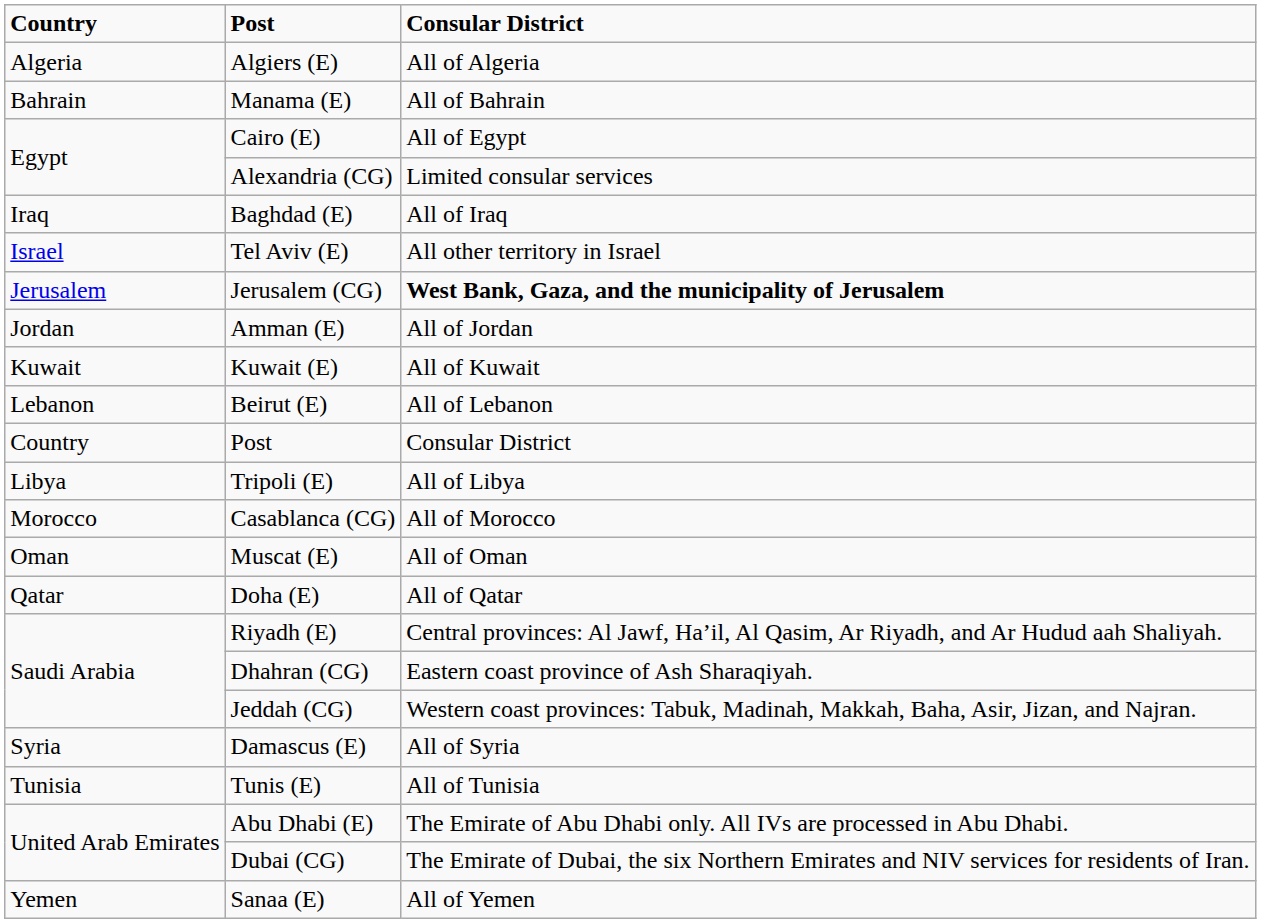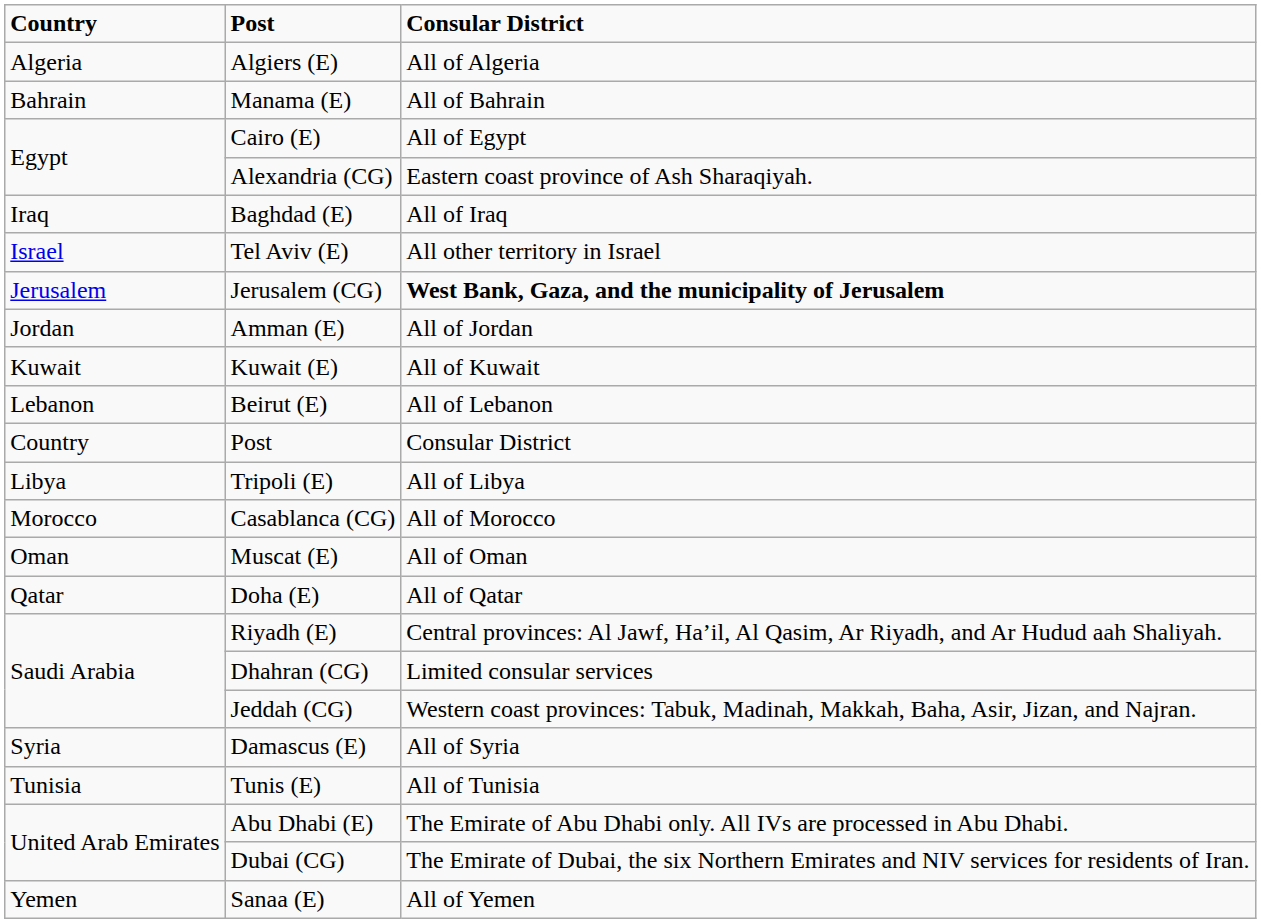(530, 175) Limited consular services -> (610, 175) Eastern coast province of Ash Sharaqiyah.
(610, 670) Eastern coast province of Ash Sharaqiyah. -> (530, 670) Limited consular services
